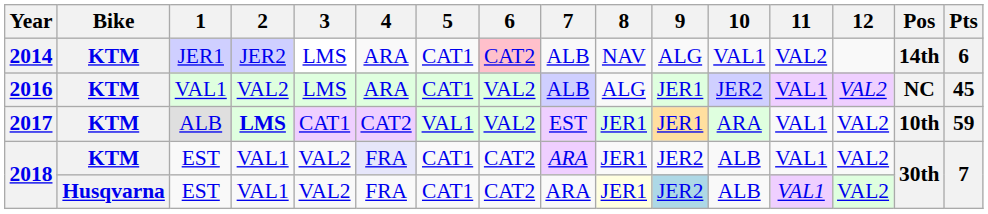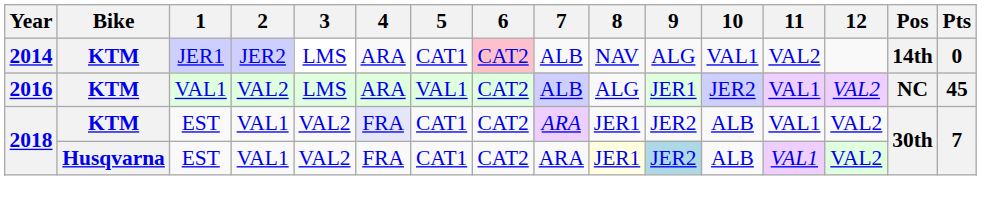(964, 55) 6 -> (957, 55) 0
(448, 89) CAT1 -> (442, 89) VAL1
(510, 89) VAL2 -> (503, 89) CAT2
- row: (31, 123)
